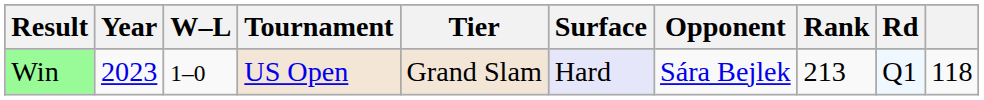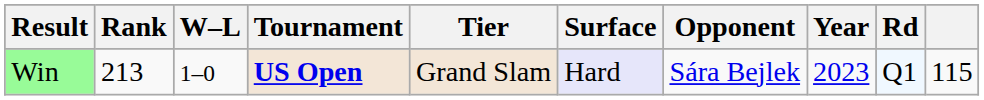columns swapped: (129, 26) <-> (836, 26)
(296, 71) normal -> (308, 71) bold
(952, 71) 118 -> (952, 71) 115
